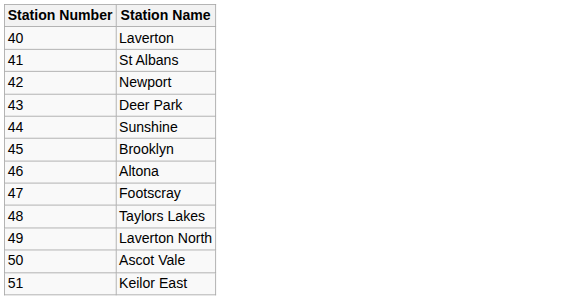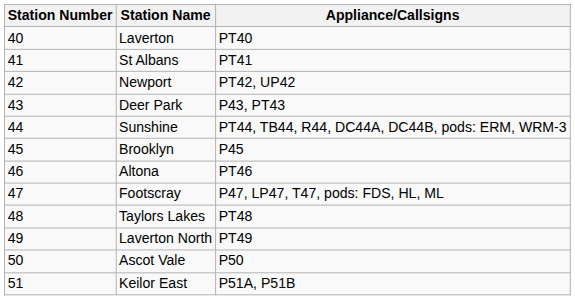+ column: (393, 15)
